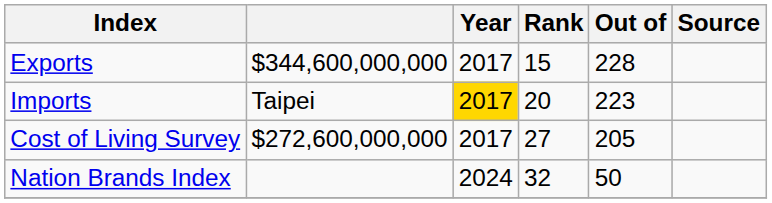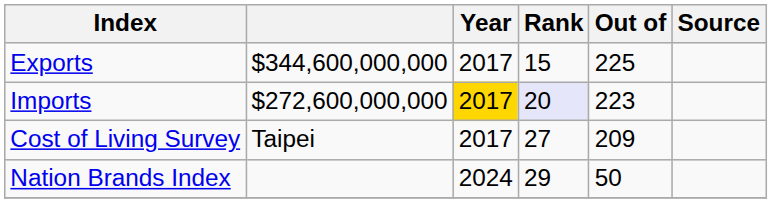(615, 62) 228 -> (615, 62) 225
(283, 100) Taipei -> (349, 100) $272,600,000,000
(538, 100) no background -> (538, 100) lavender background
(349, 139) $272,600,000,000 -> (283, 139) Taipei
(615, 139) 205 -> (615, 139) 209
(538, 178) 32 -> (538, 178) 29
